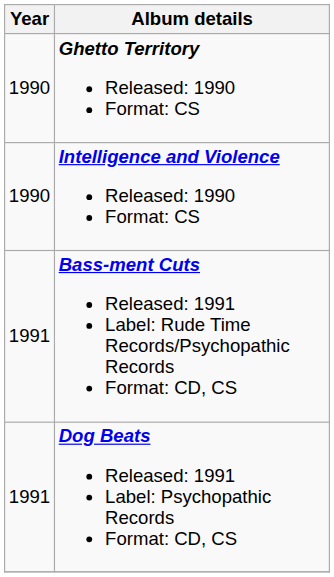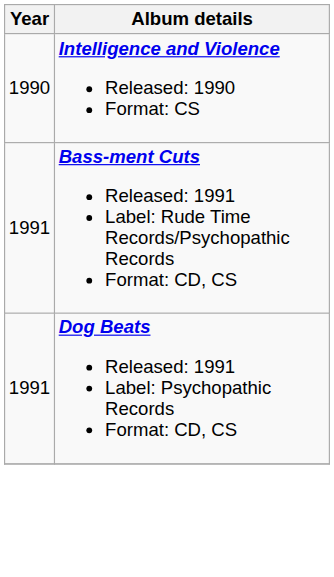- row: (192, 79)
